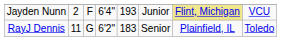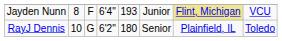(76, 12) 2 -> (76, 12) 8
(76, 28) 11 -> (76, 28) 10
(128, 28) 183 -> (129, 28) 180
